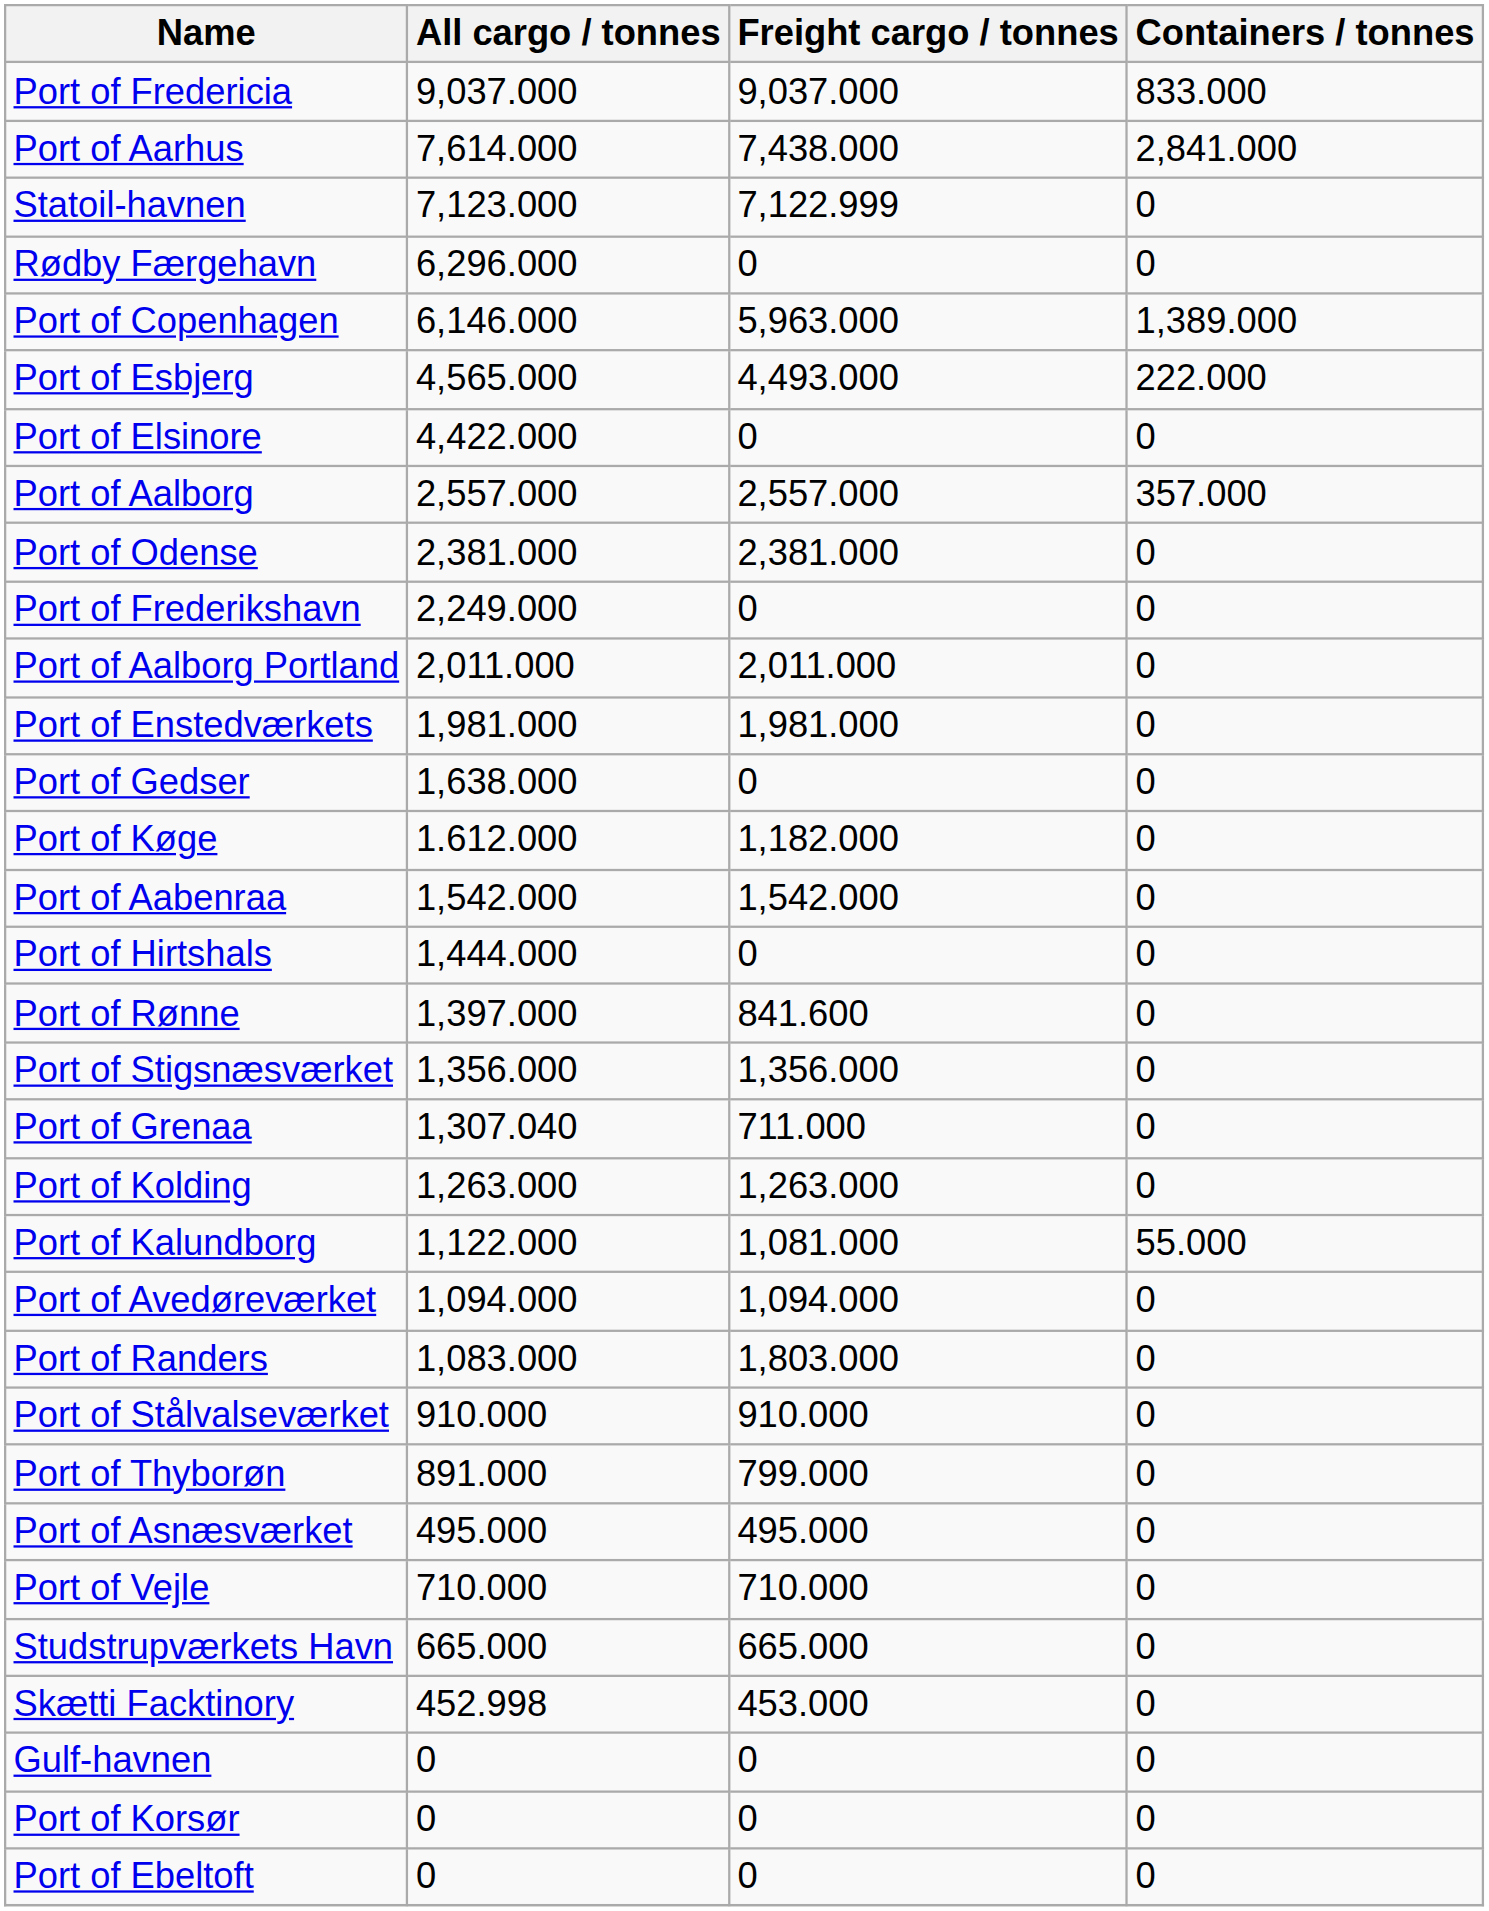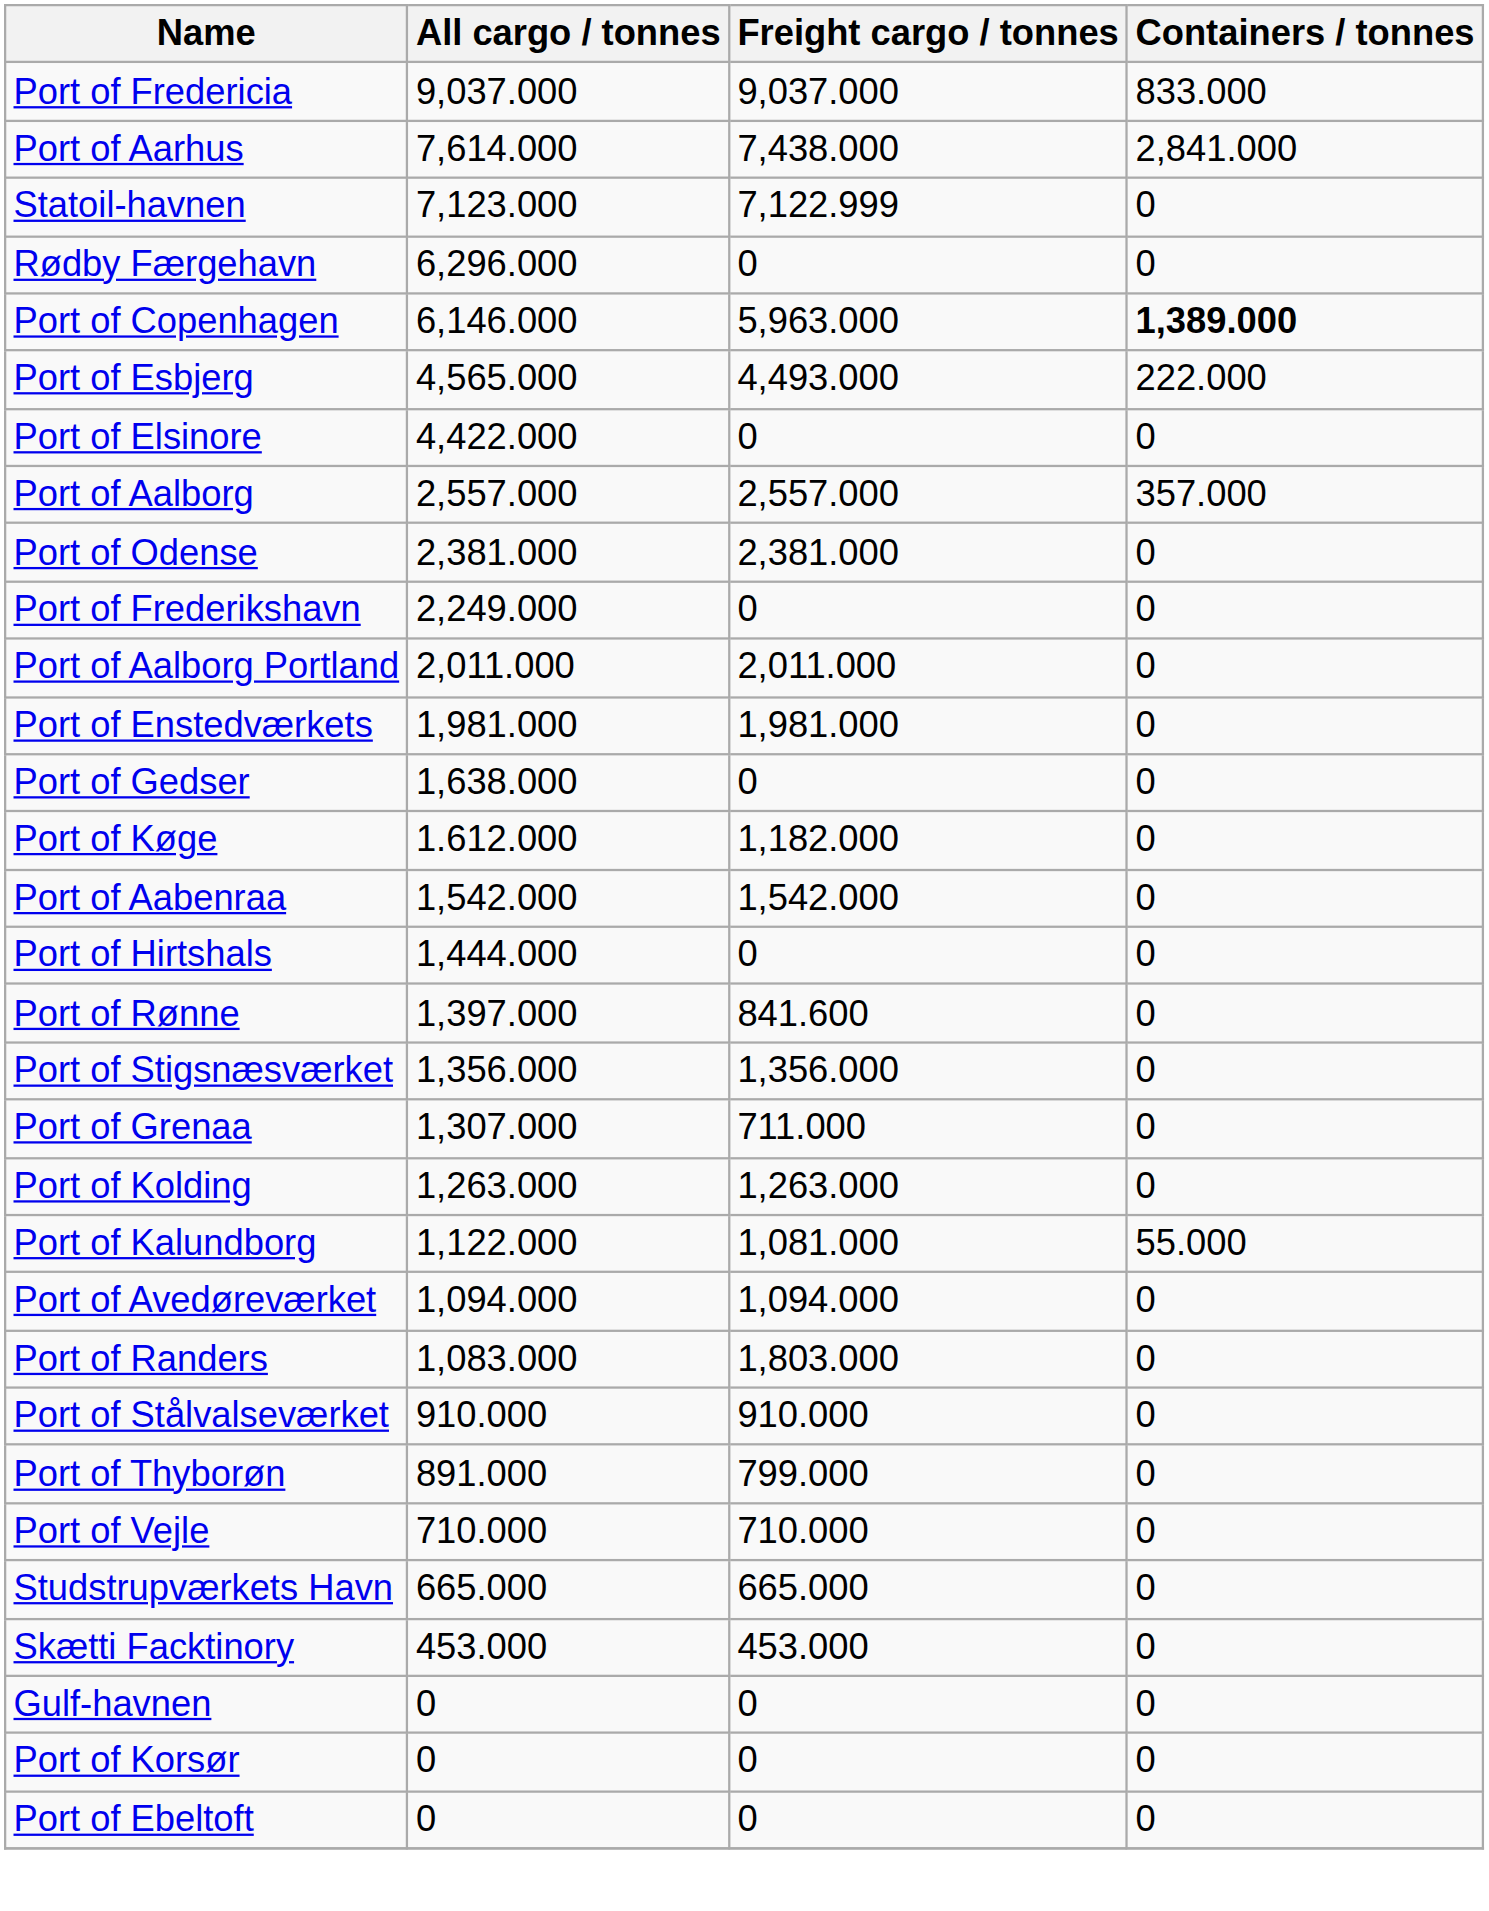(1216, 321) normal -> (1216, 321) bold
(497, 1127) 1,307.040 -> (497, 1127) 1,307.000
- row: (183, 1530)
(482, 1703) 452.998 -> (482, 1646) 453.000
